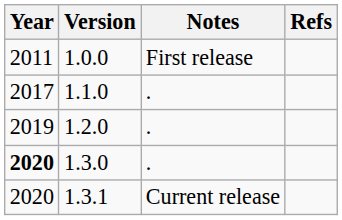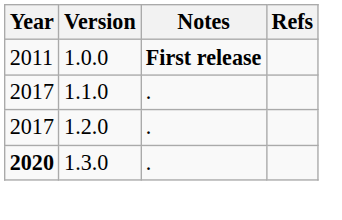(200, 57) normal -> (204, 57) bold
(32, 127) 2019 -> (32, 127) 2017
- row: (86, 197)
